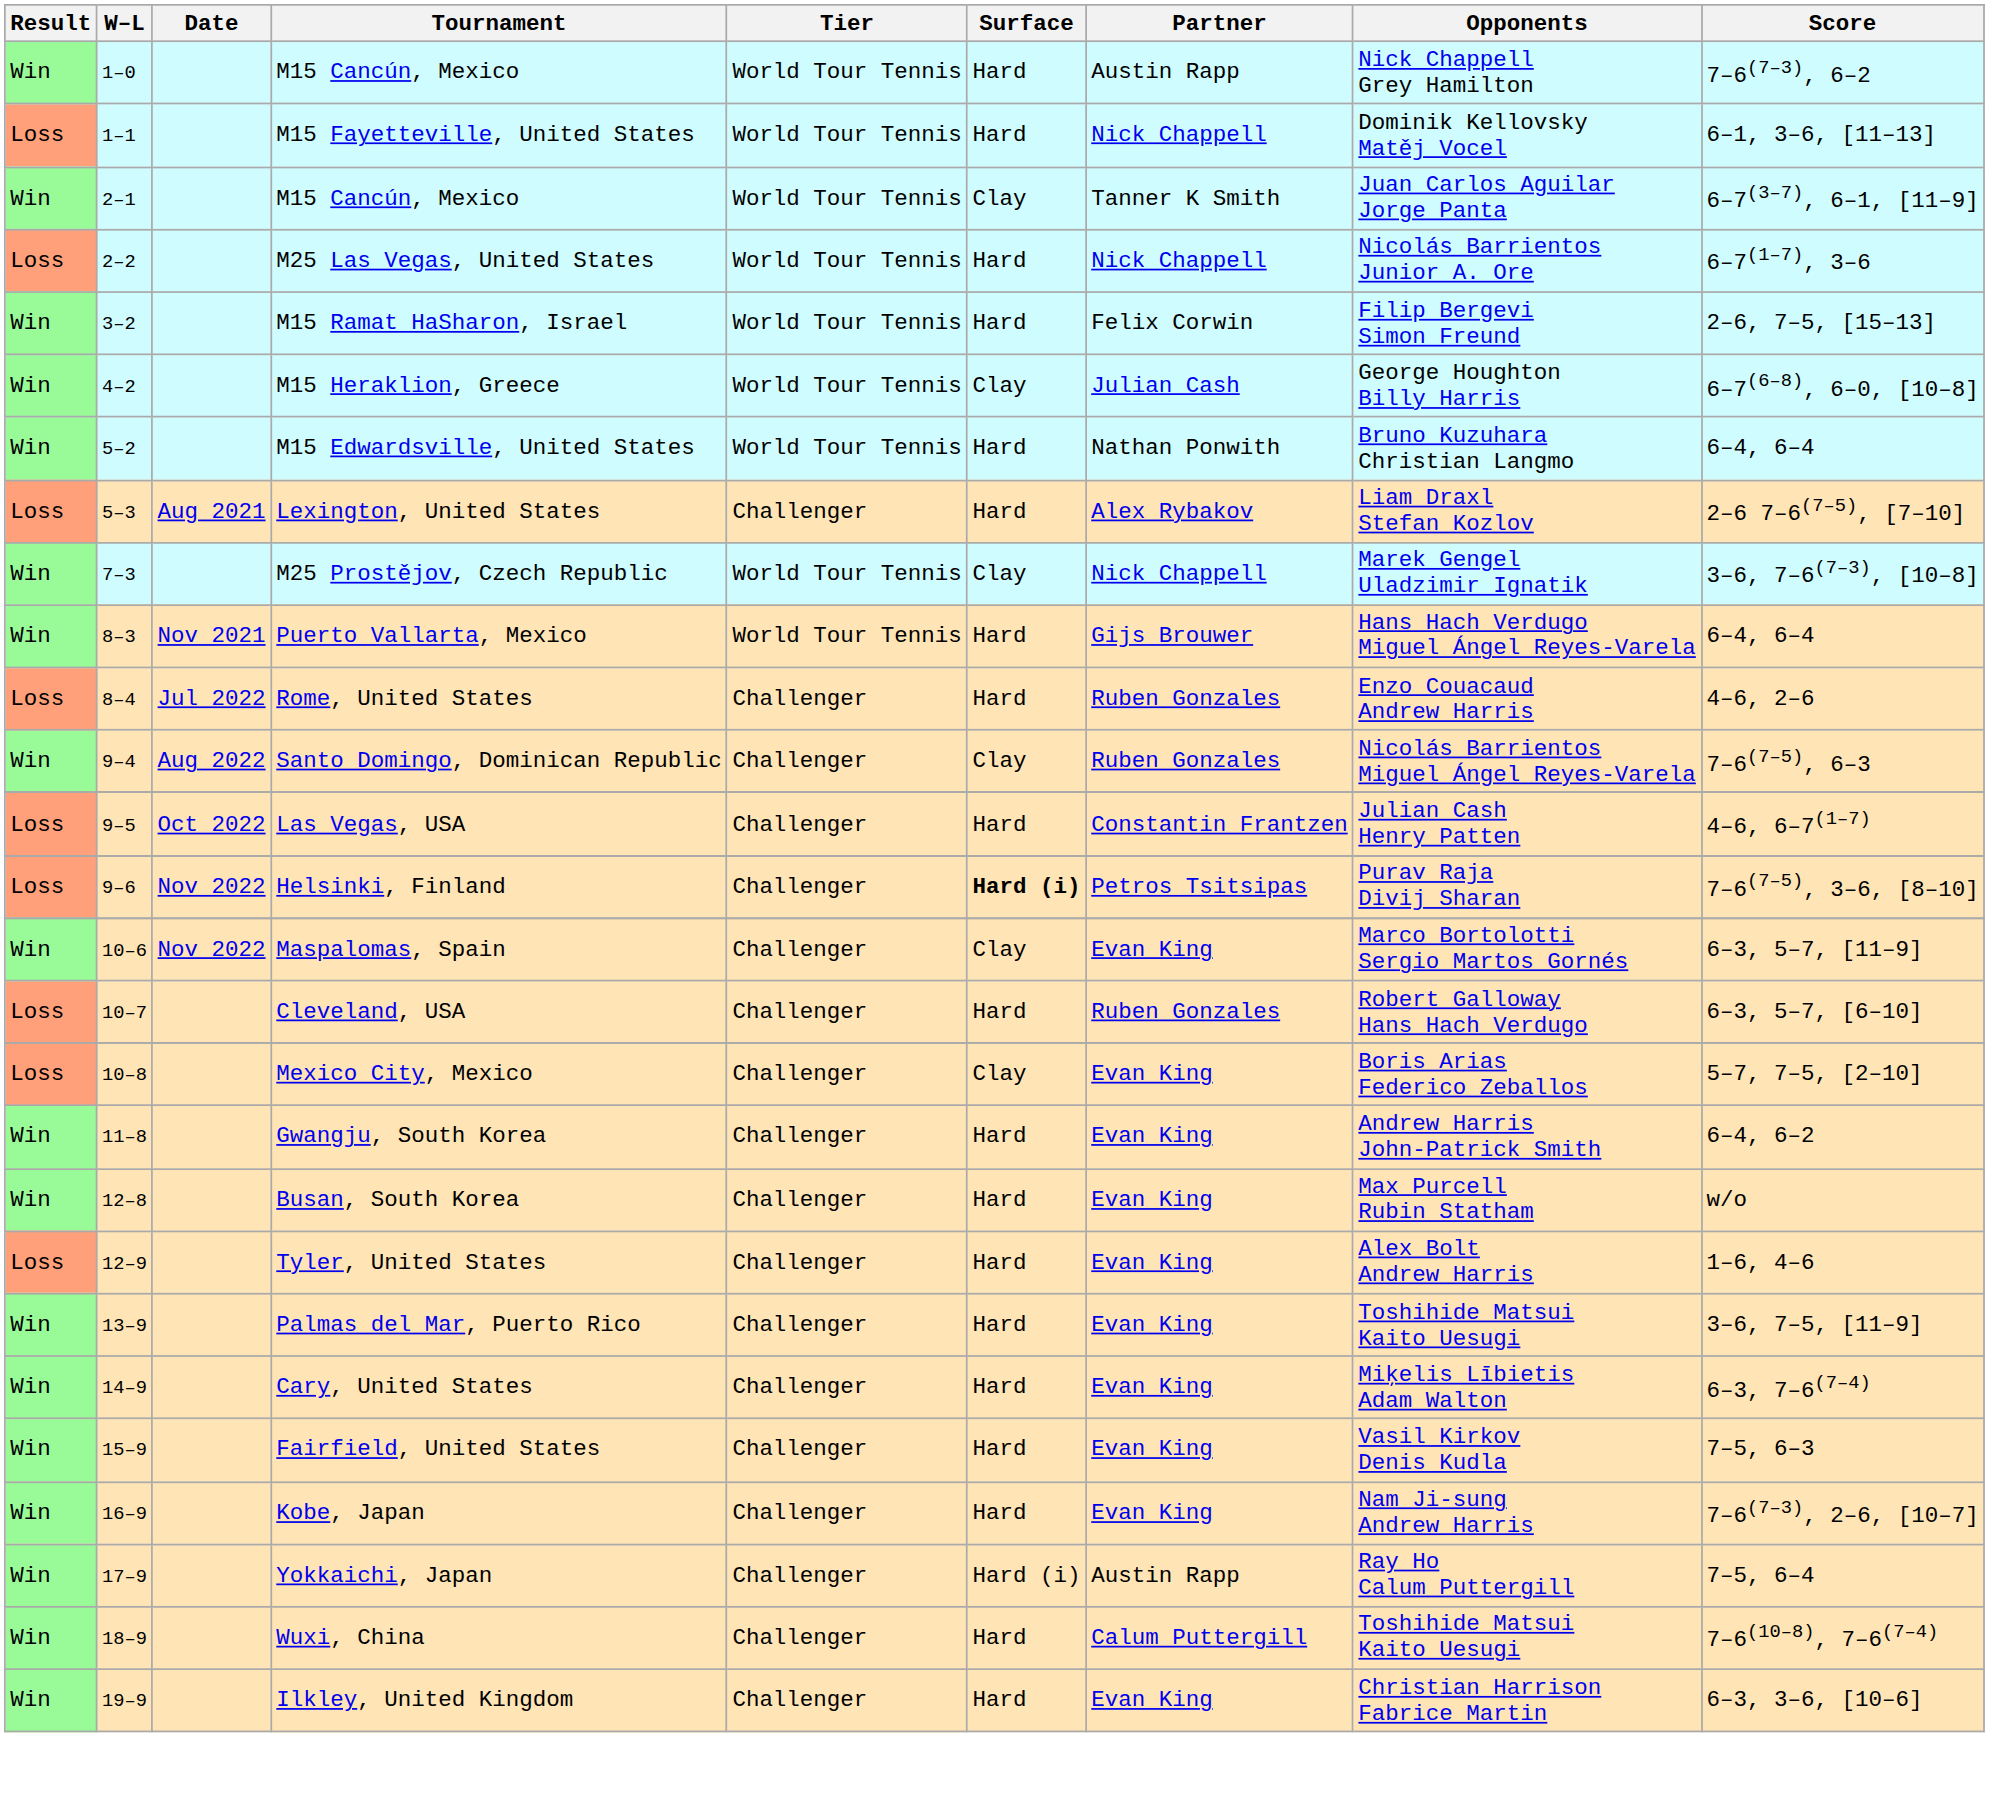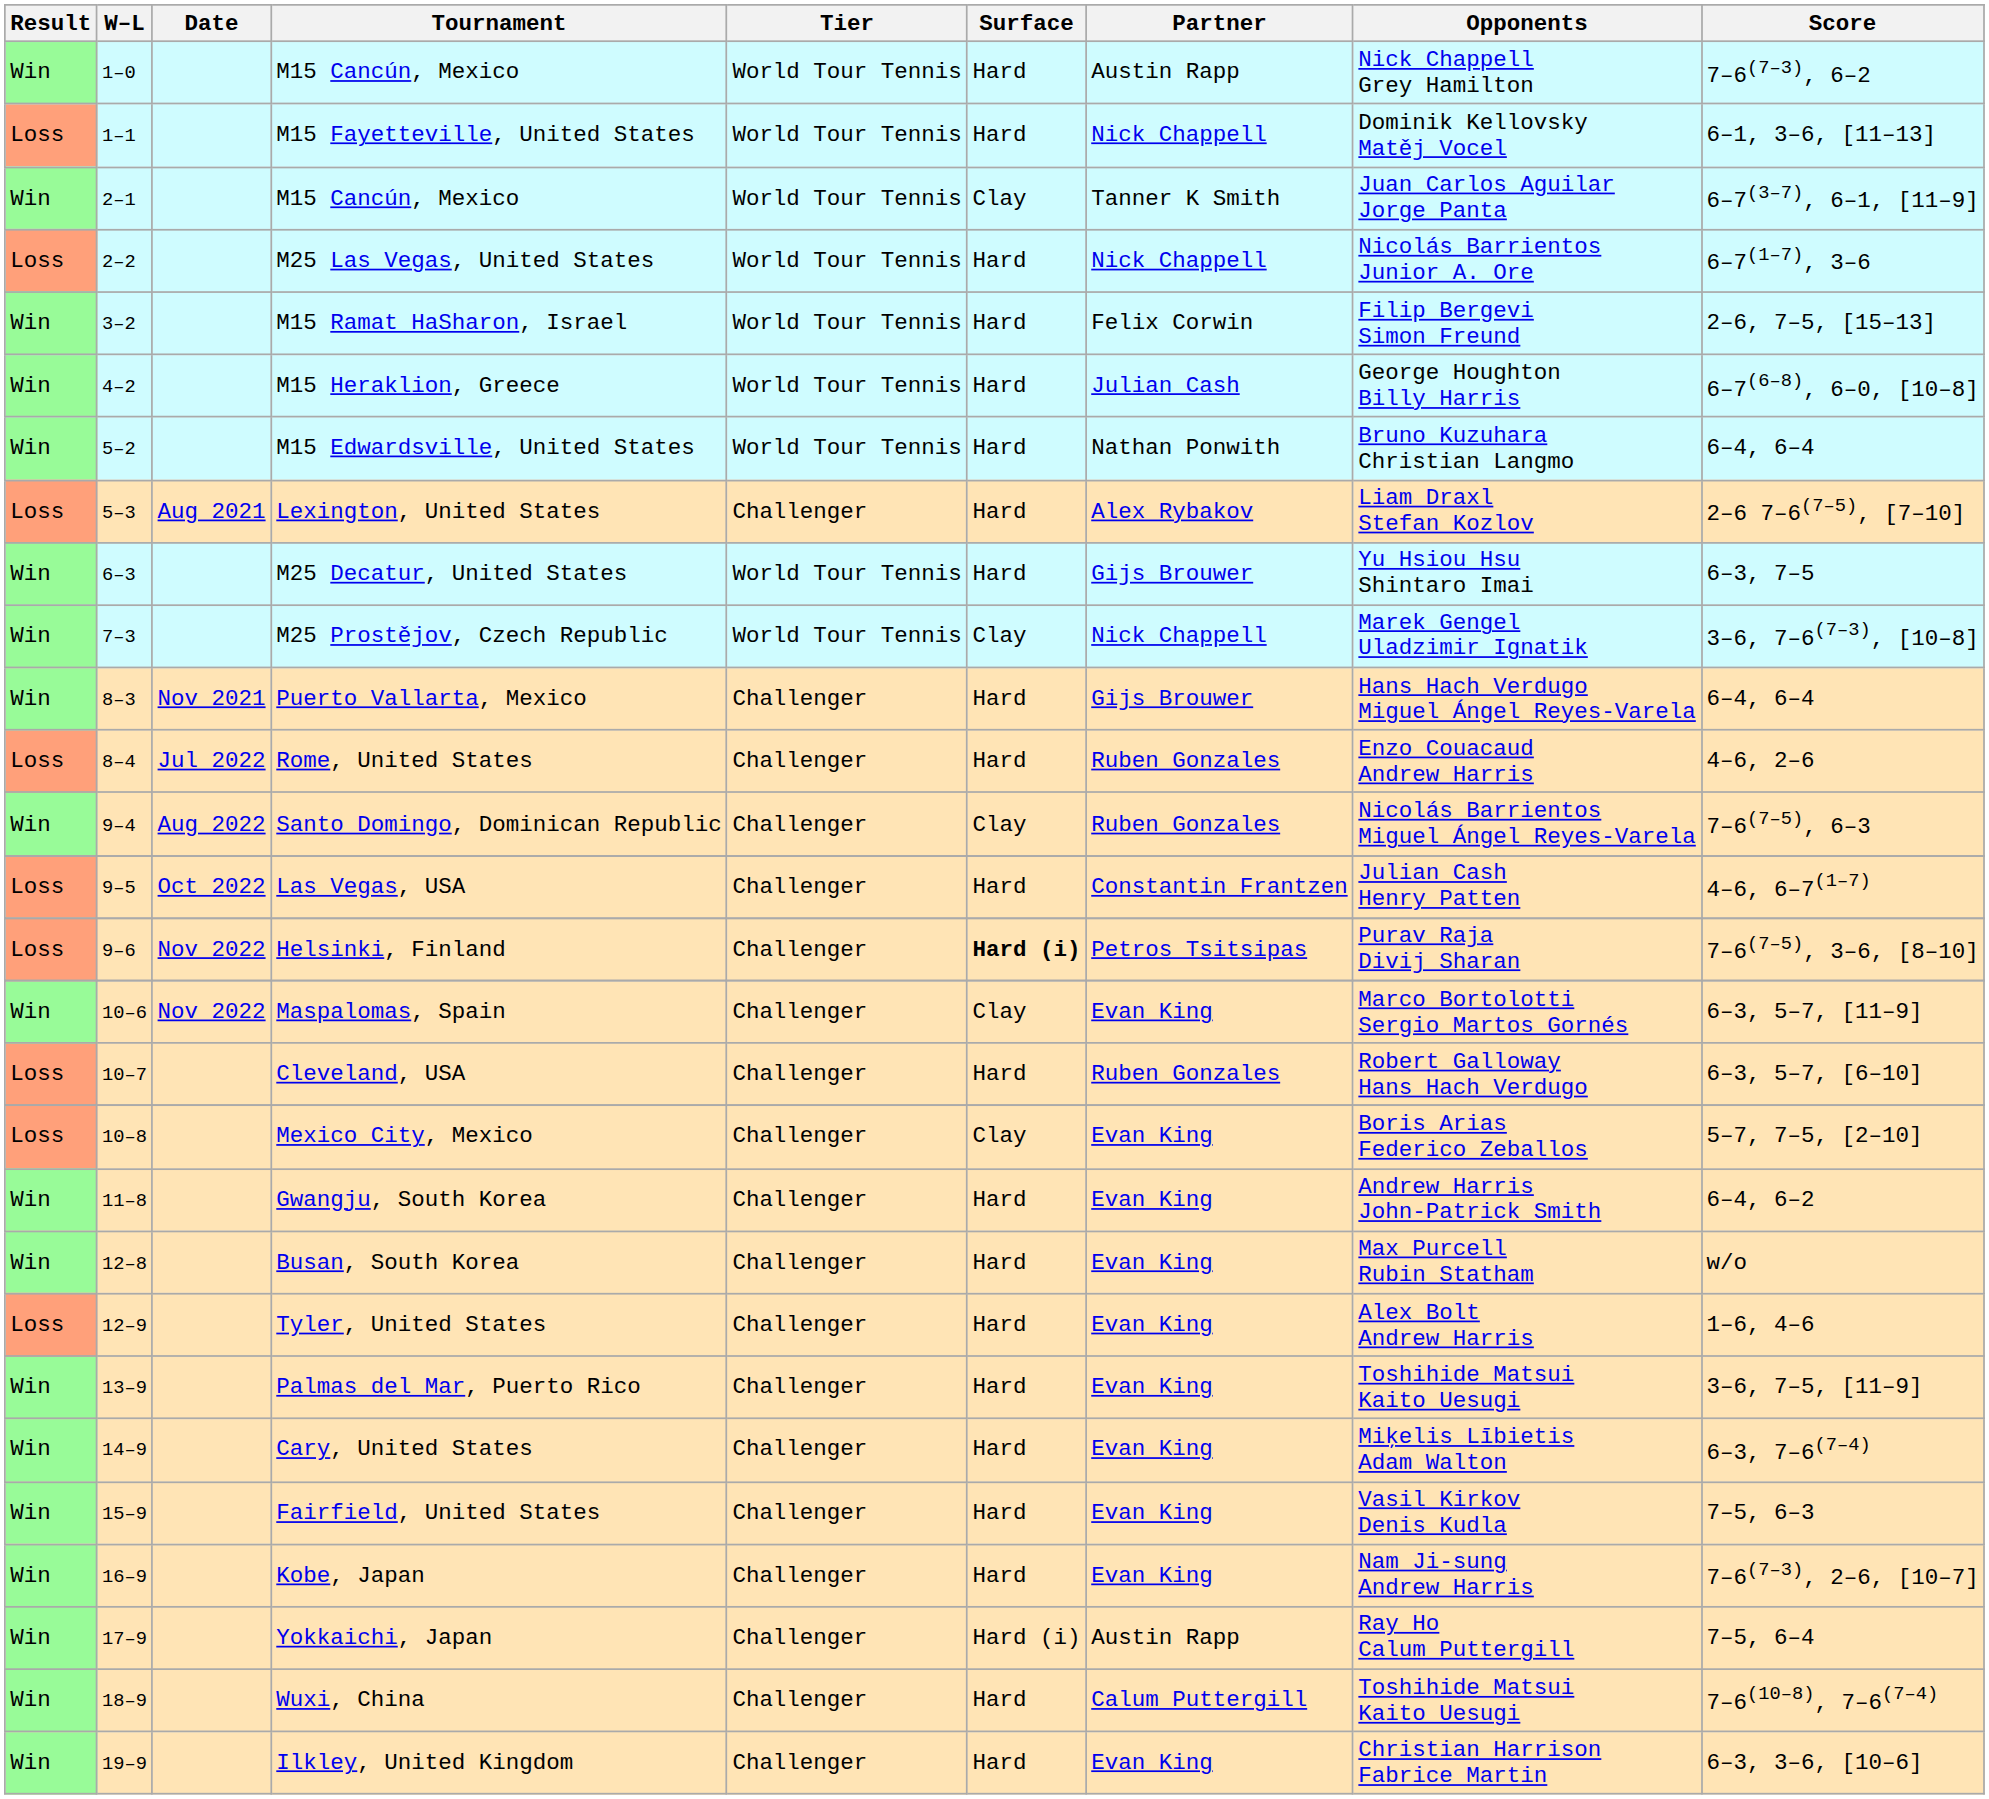(1000, 386) Clay -> (1000, 386) Hard
+ row: (119, 575)
(847, 636) World Tour Tennis -> (800, 699) Challenger
